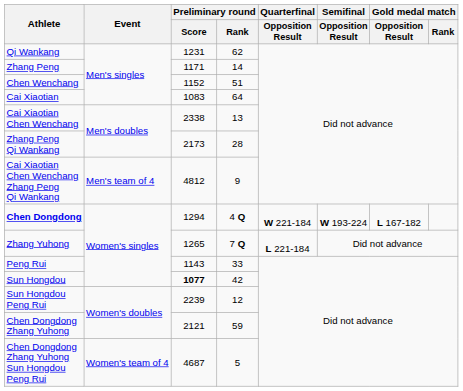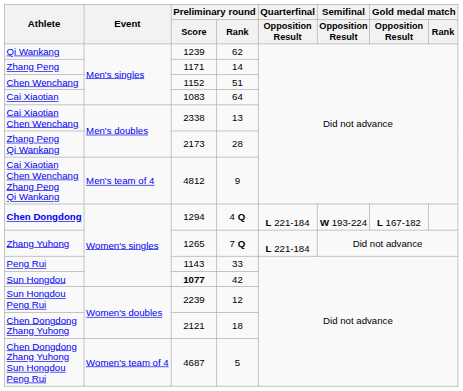(194, 52) 1231 -> (194, 52) 1239
(288, 223) W 221-184 -> (288, 223) L 221-184
(237, 326) 59 -> (237, 326) 18
